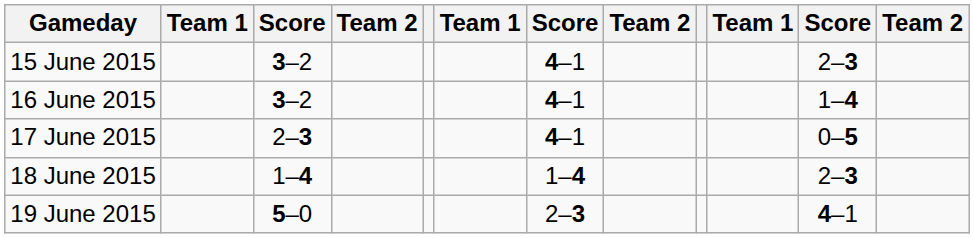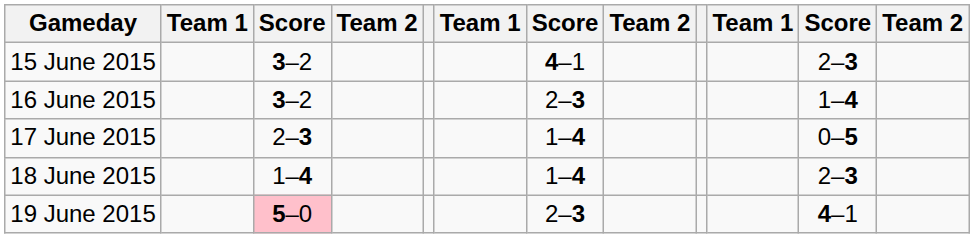(565, 99) 4–1 -> (565, 99) 2–3
(565, 137) 4–1 -> (565, 137) 1–4
(292, 213) no background -> (292, 213) pink background
